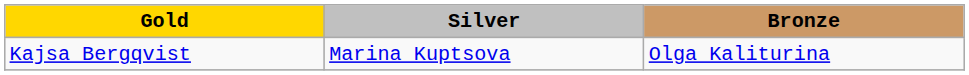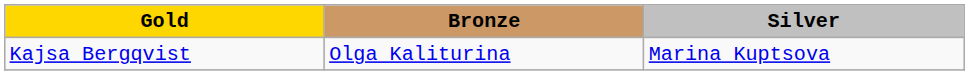columns swapped: (484, 21) <-> (804, 21)
